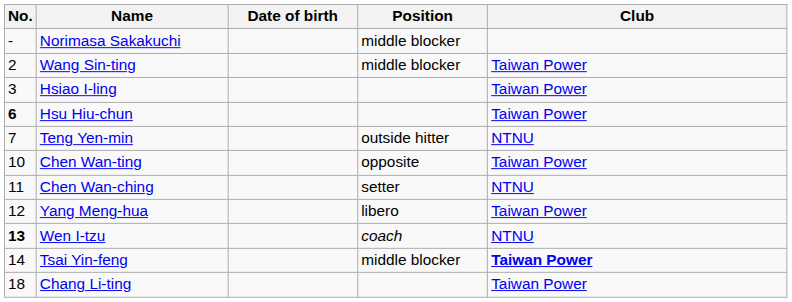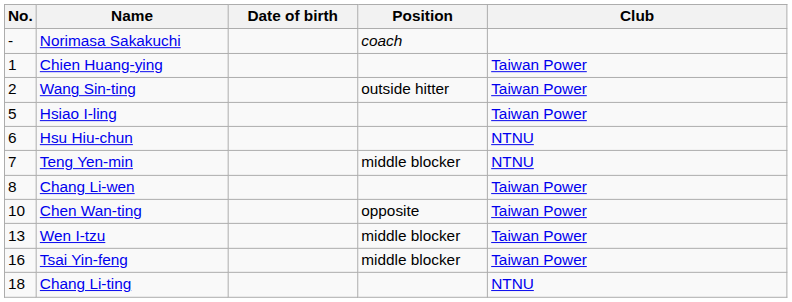(411, 41) middle blocker -> (382, 41) coach
+ row: (101, 65)
(411, 65) middle blocker -> (405, 89) outside hitter
(12, 89) 3 -> (12, 114) 5
(12, 114) bold -> (12, 138) normal
(539, 114) Taiwan Power -> (512, 138) NTNU
(405, 138) outside hitter -> (411, 162) middle blocker
+ row: (87, 187)
- row: (97, 187)
- row: (94, 211)
(17, 235) bold -> (17, 235) normal
(382, 235) coach -> (411, 235) middle blocker
(512, 235) NTNU -> (539, 235) Taiwan Power
(17, 260) 14 -> (17, 260) 16
(542, 260) bold -> (539, 260) normal
(539, 284) Taiwan Power -> (512, 284) NTNU
